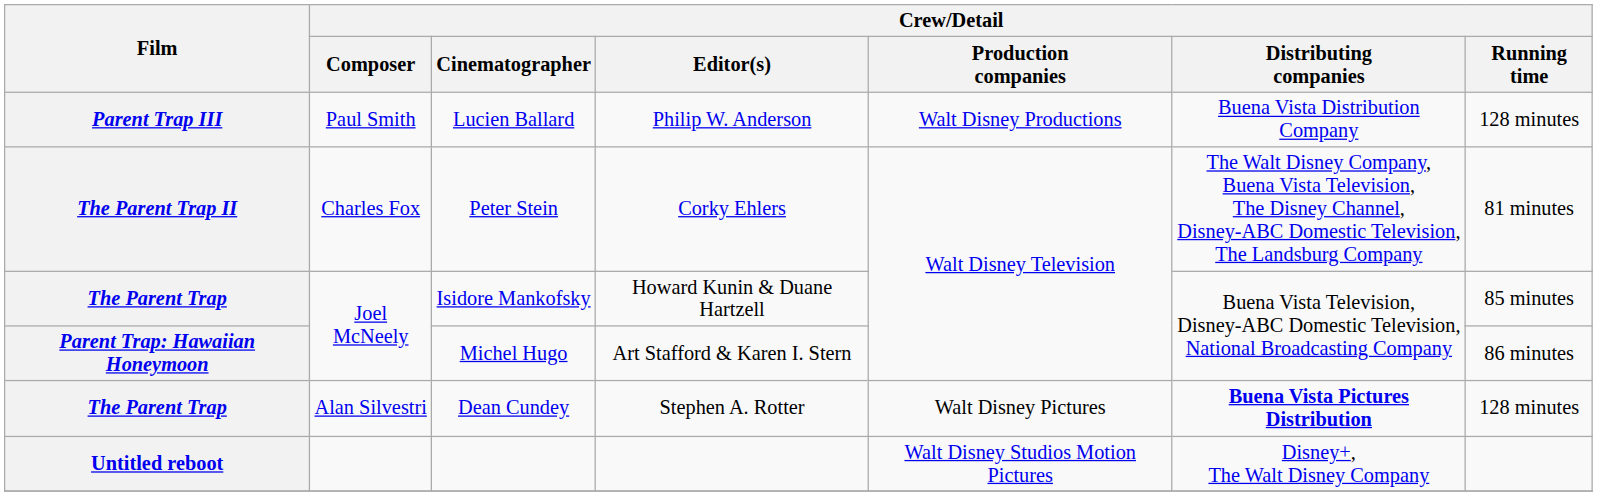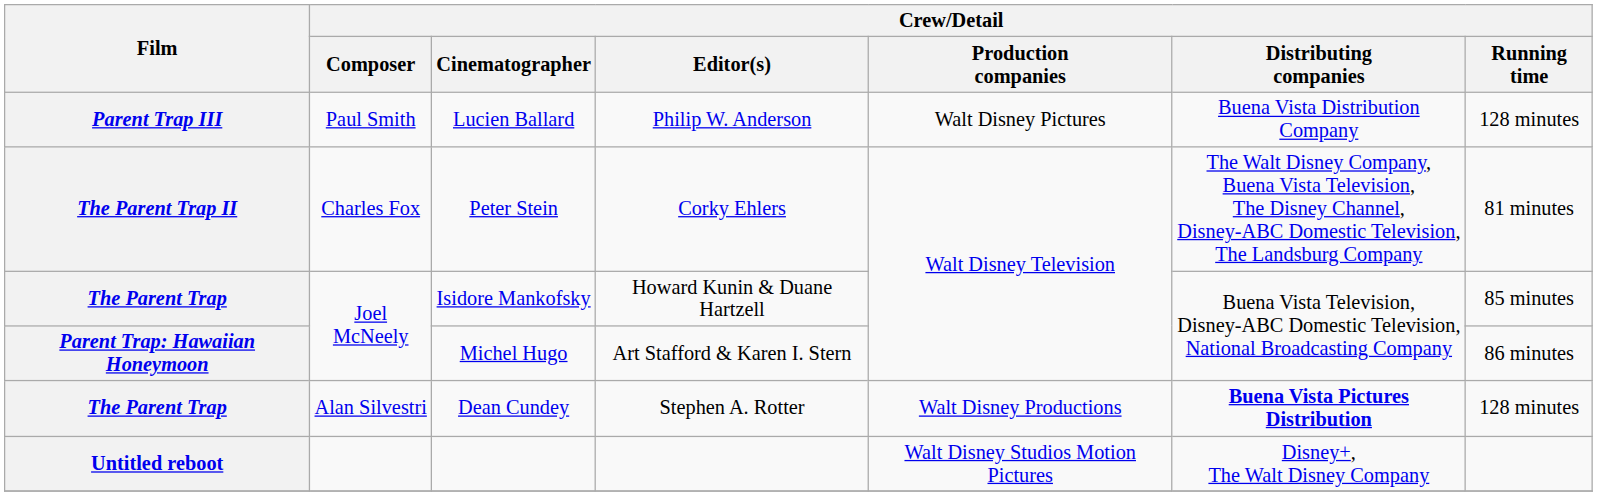(1020, 119) Walt Disney Productions -> (1020, 119) Walt Disney Pictures
(1020, 408) Walt Disney Pictures -> (1020, 408) Walt Disney Productions
